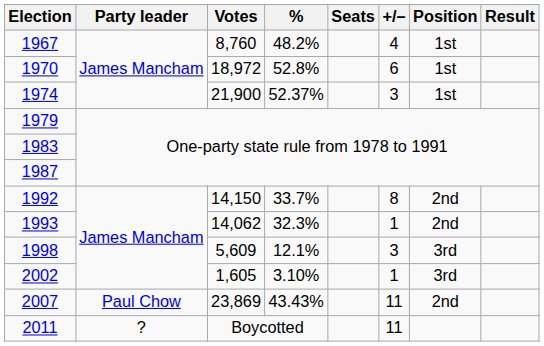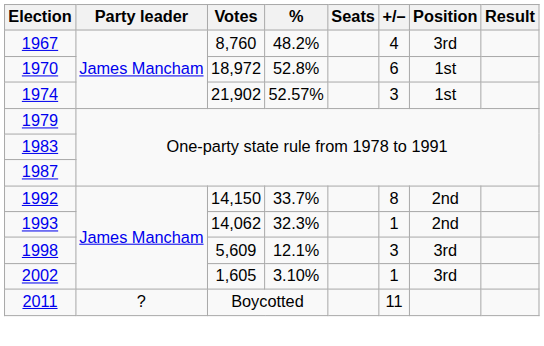(445, 43) 1st -> (445, 43) 3rd
(236, 95) 21,900 -> (236, 95) 21,902
(296, 95) 52.37% -> (296, 95) 52.57%
- row: (40, 302)
